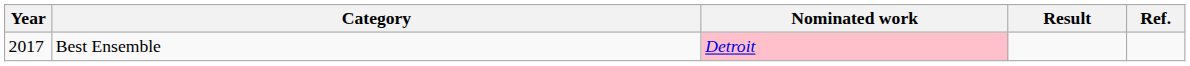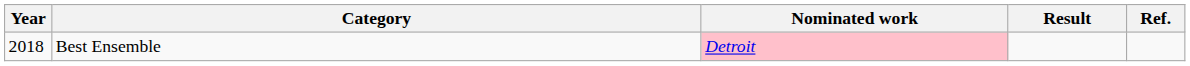(26, 46) 2017 -> (26, 46) 2018
